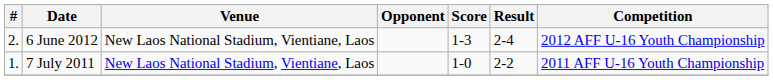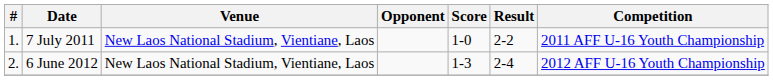rows swapped: (60, 63) <-> (62, 39)
